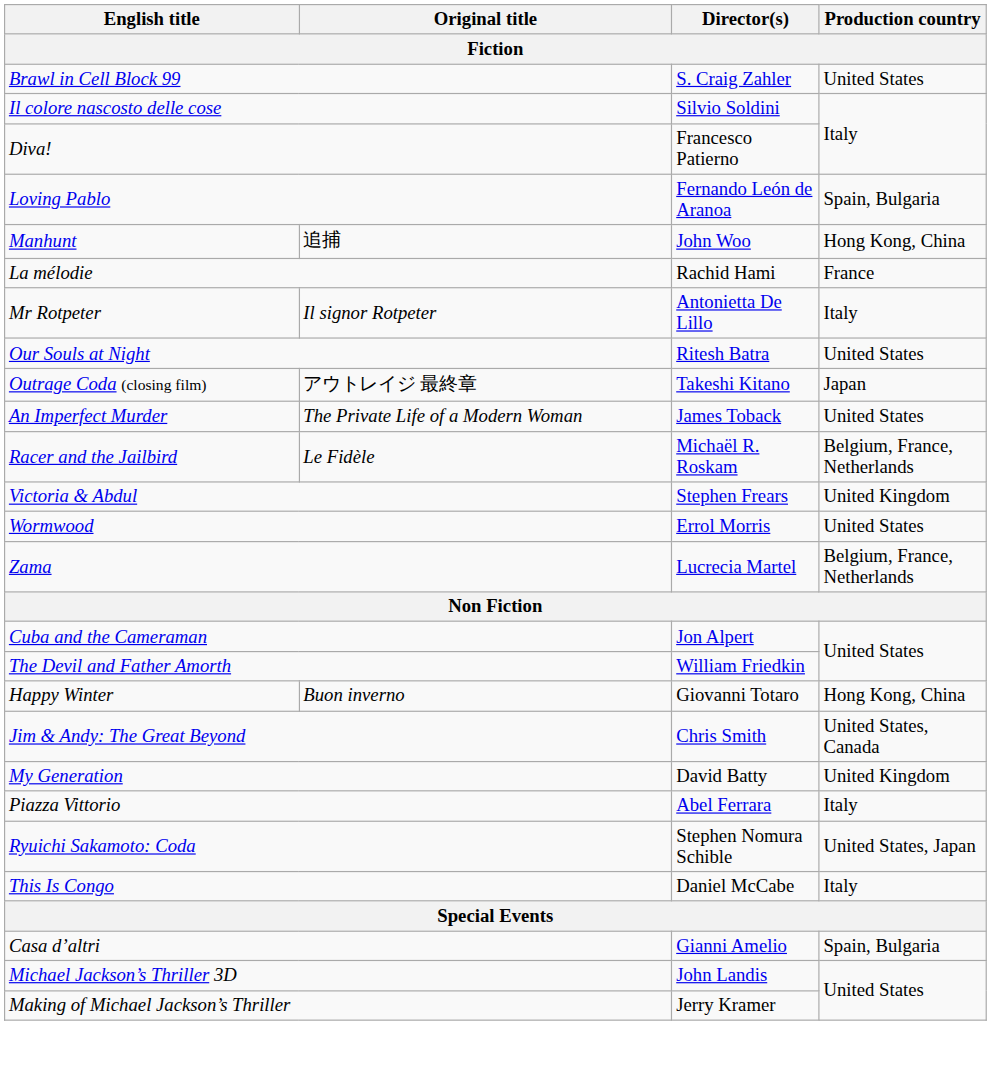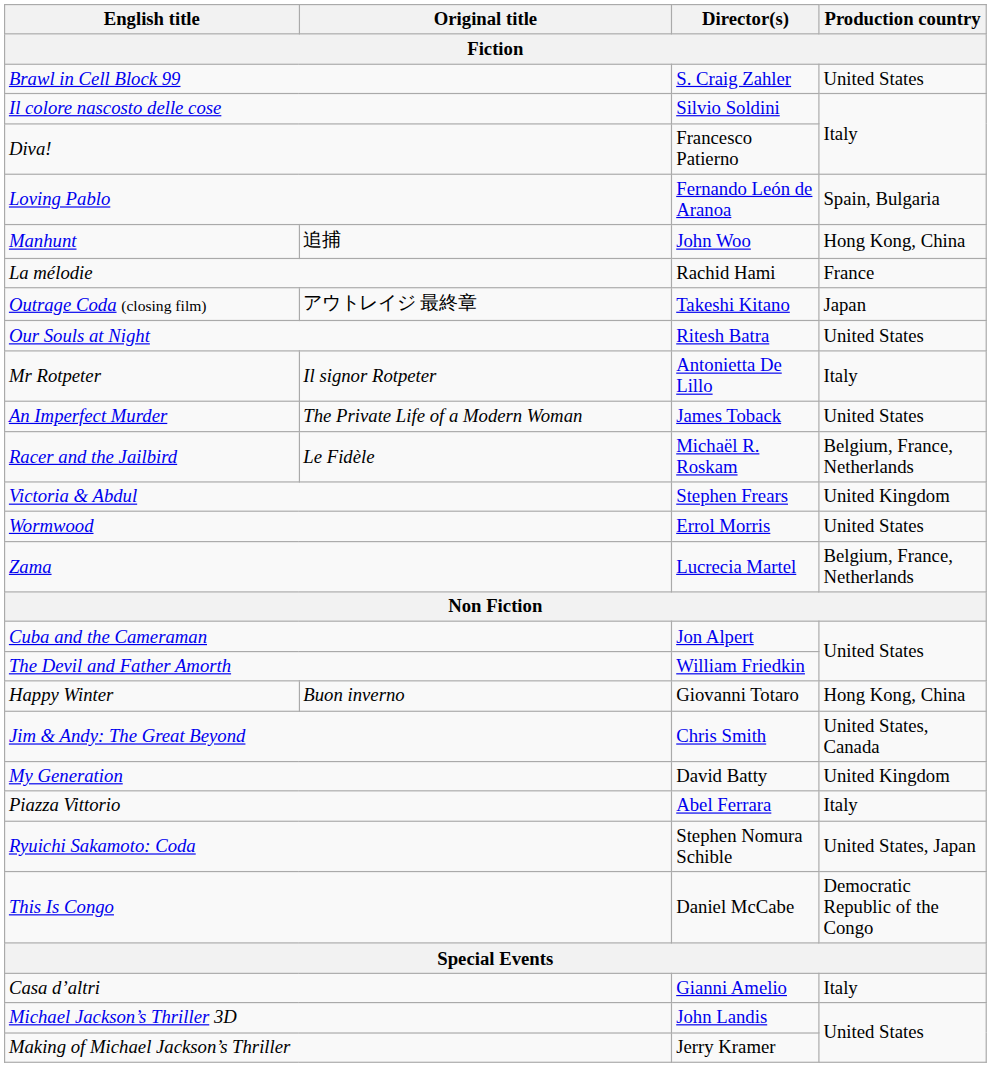rows swapped: (55, 313) <-> (108, 384)
(841, 886) Italy -> (881, 907) Democratic Republic of the Congo
(882, 945) Spain, Bulgaria -> (841, 987) Italy
